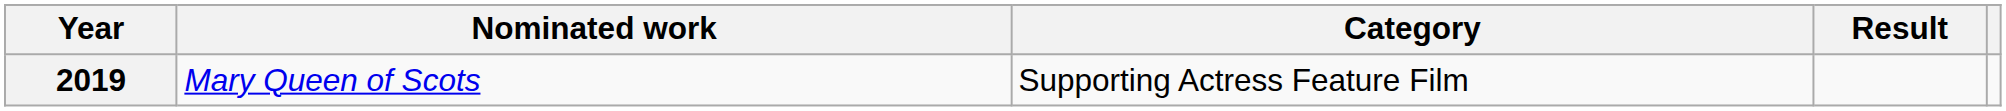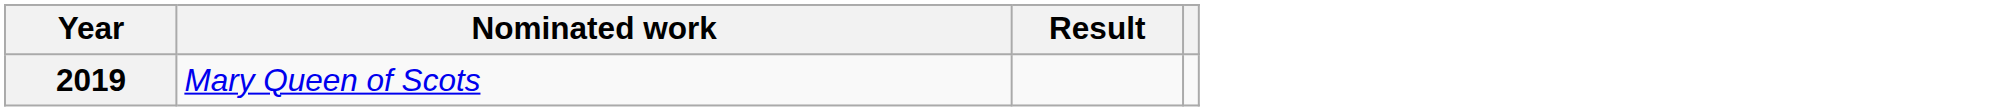- column: (1412, 29)
